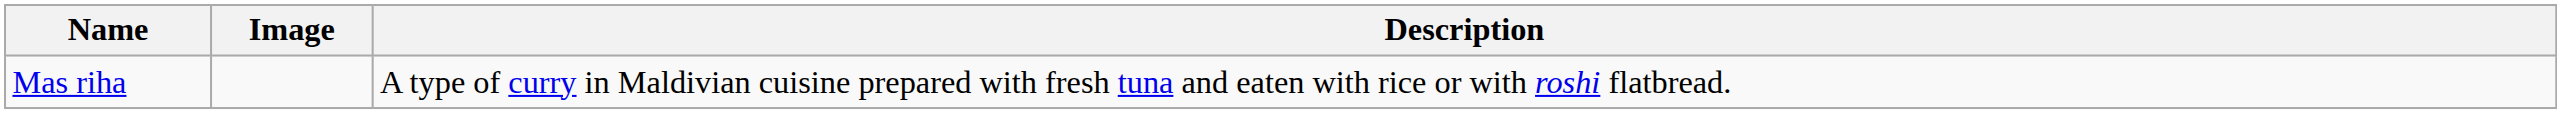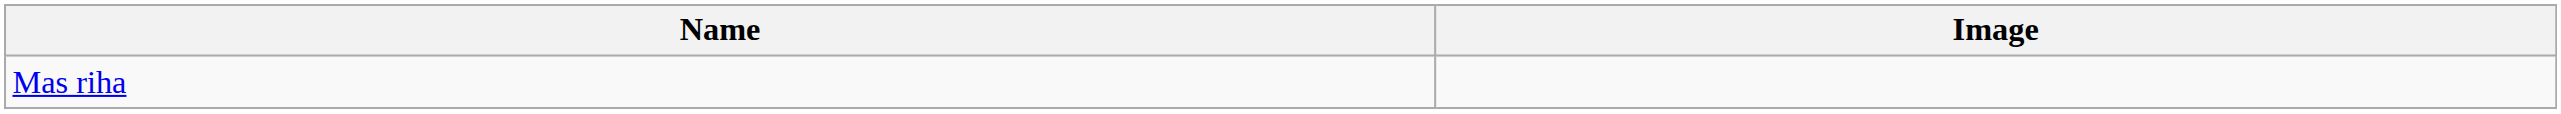- column: (1464, 30)
